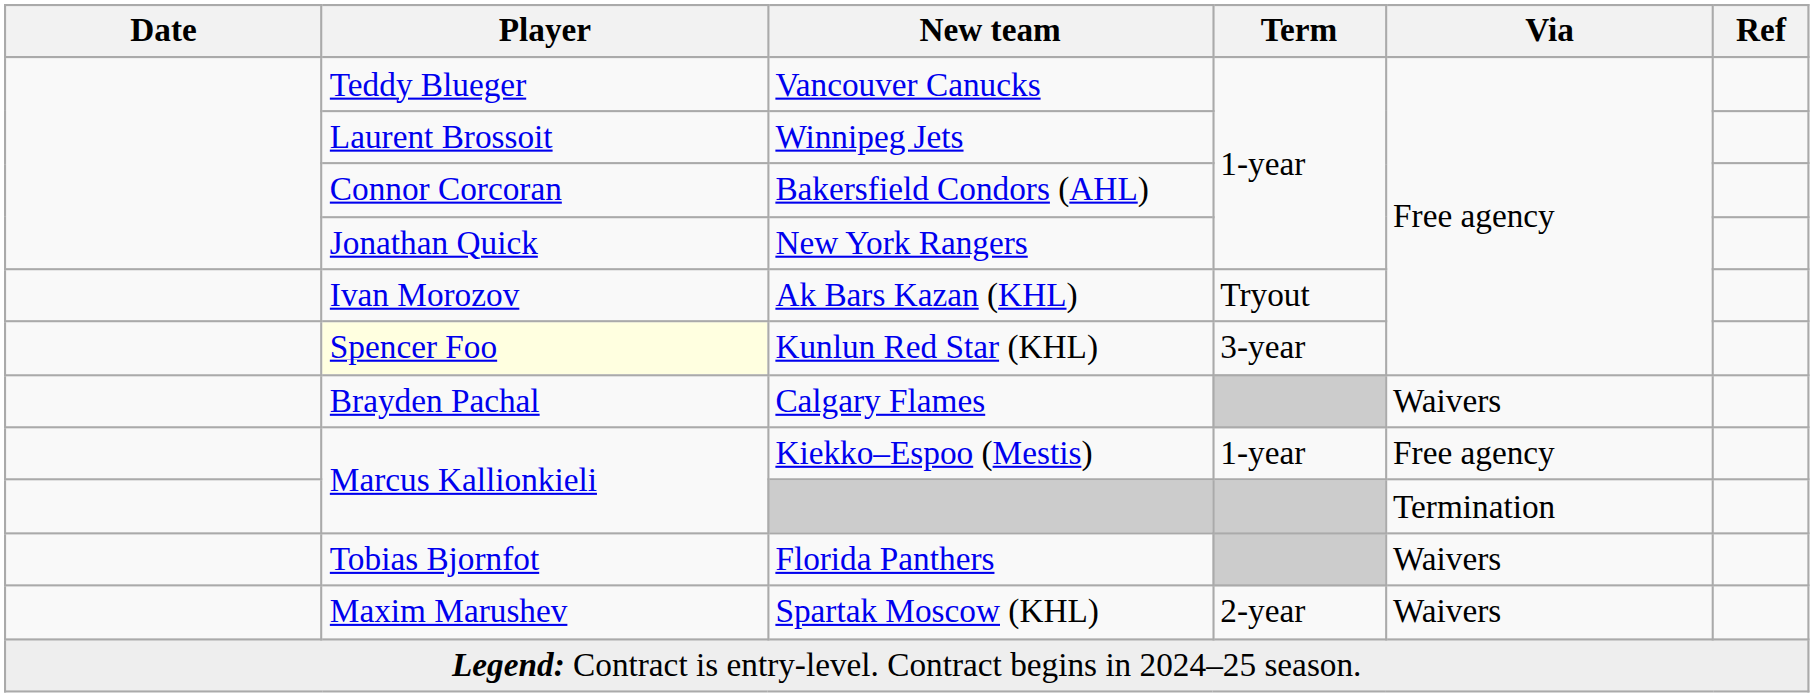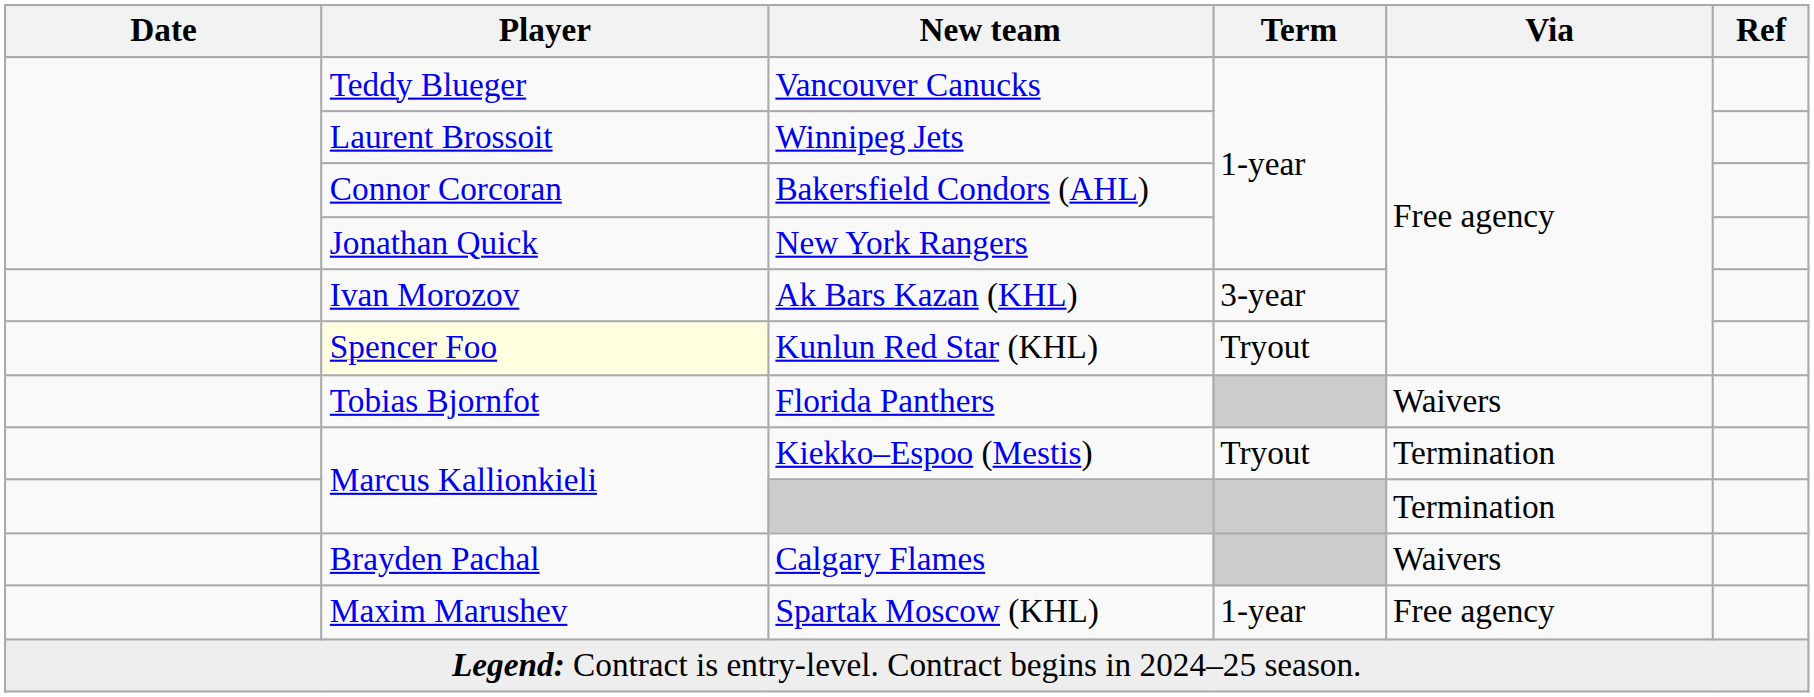(1265, 294) Tryout -> (1263, 294) 3-year
(1263, 347) 3-year -> (1265, 347) Tryout
rows swapped: (880, 400) <-> (885, 558)
(1263, 453) 1-year -> (1265, 453) Tryout
(1474, 453) Free agency -> (1474, 453) Termination
(1263, 611) 2-year -> (1263, 611) 1-year
(1447, 611) Waivers -> (1474, 611) Free agency
